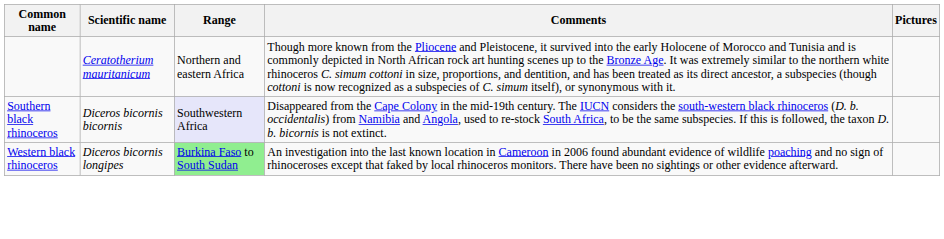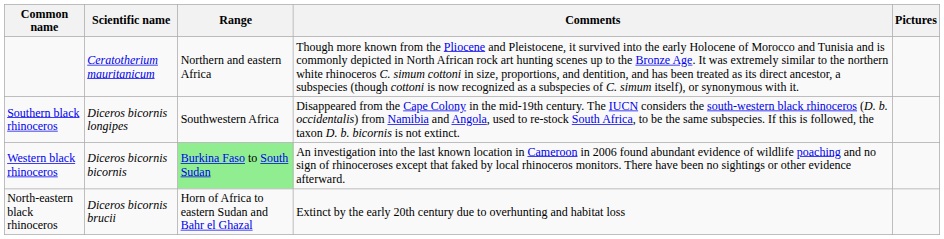(123, 119) Diceros bicornis bicornis -> (127, 119) Diceros bicornis longipes
(210, 119) lavender background -> (230, 119) no background
(123, 158) Diceros bicornis longipes -> (127, 165) Diceros bicornis bicornis
+ row: (40, 211)
